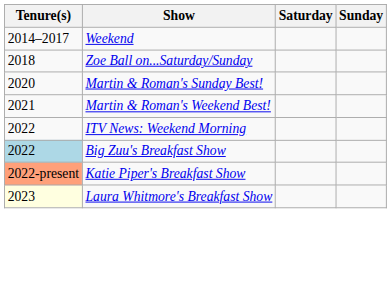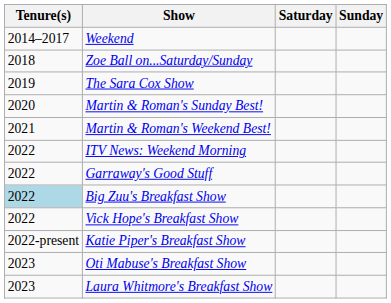+ row: (140, 83)
+ row: (149, 174)
+ row: (162, 219)
(43, 174) lightsalmon background -> (43, 241) no background
+ row: (166, 264)
(21, 196) lightyellow background -> (21, 286) no background
